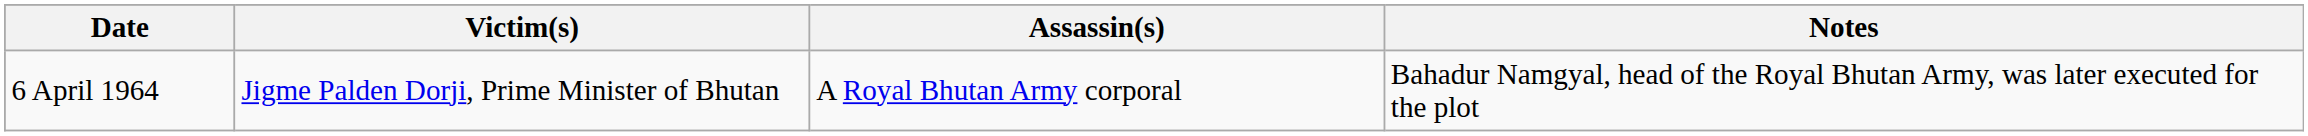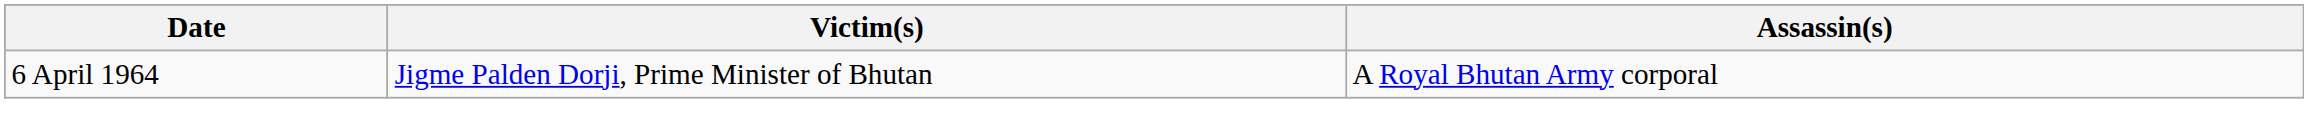- column: (1844, 27)
